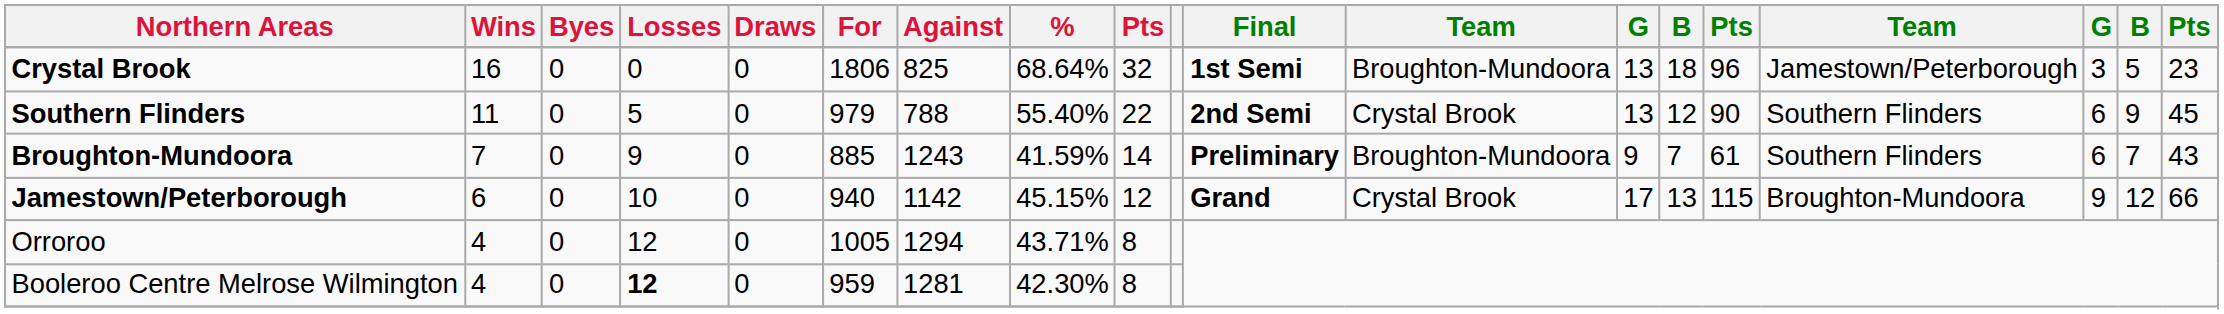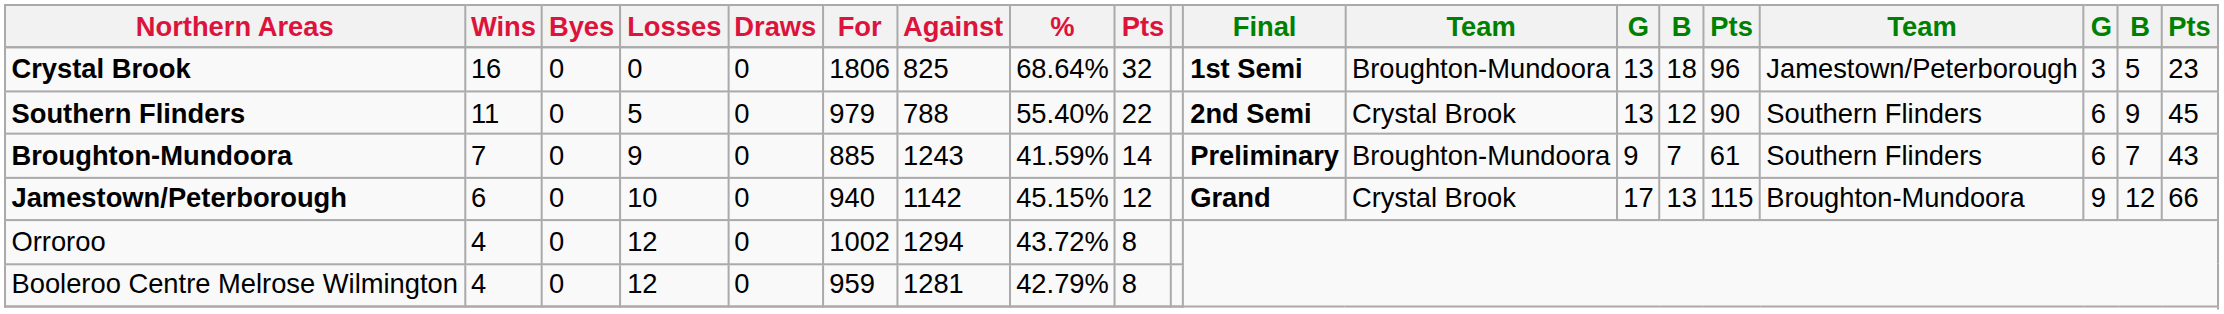(860, 242) 1005 -> (860, 242) 1002
(1063, 242) 43.71% -> (1063, 242) 43.72%
(642, 285) bold -> (642, 285) normal
(1063, 285) 42.30% -> (1063, 285) 42.79%
